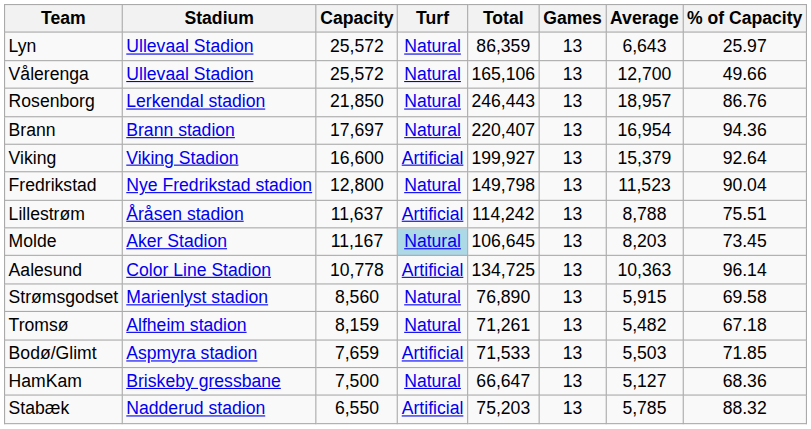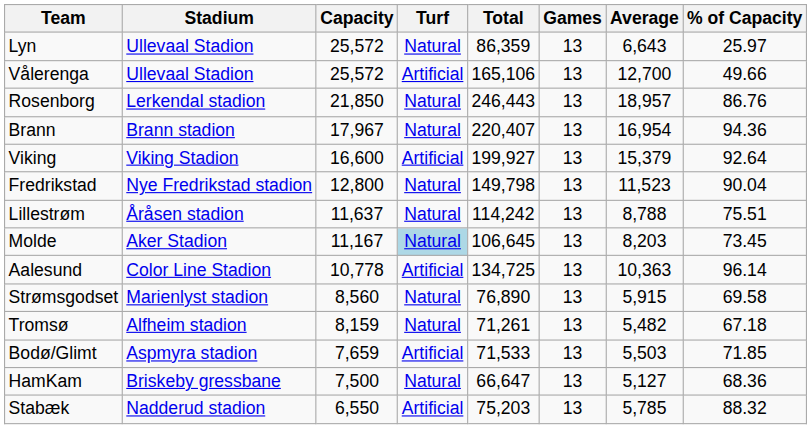(433, 74) Natural -> (433, 74) Artificial
(357, 130) 17,697 -> (357, 130) 17,967
(433, 213) Artificial -> (433, 213) Natural
